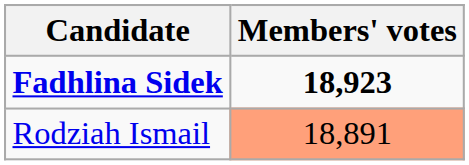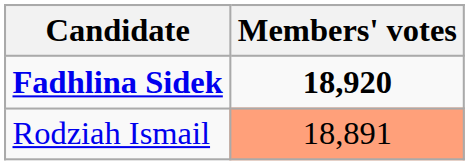(347, 81) 18,923 -> (347, 81) 18,920
